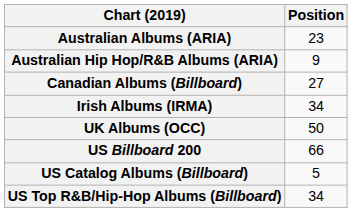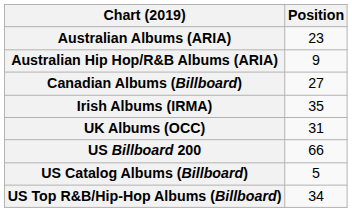(316, 106) 34 -> (316, 106) 35
(316, 128) 50 -> (316, 128) 31
